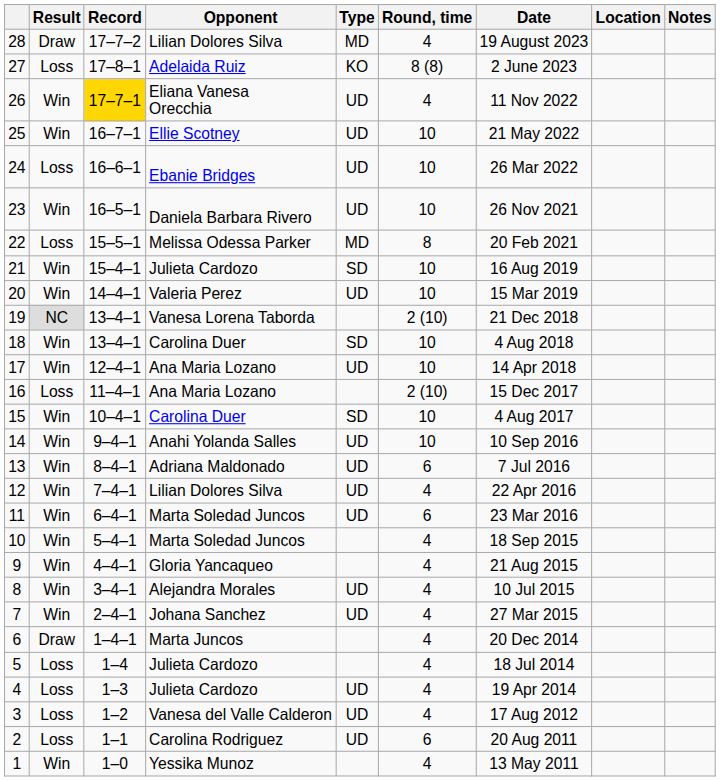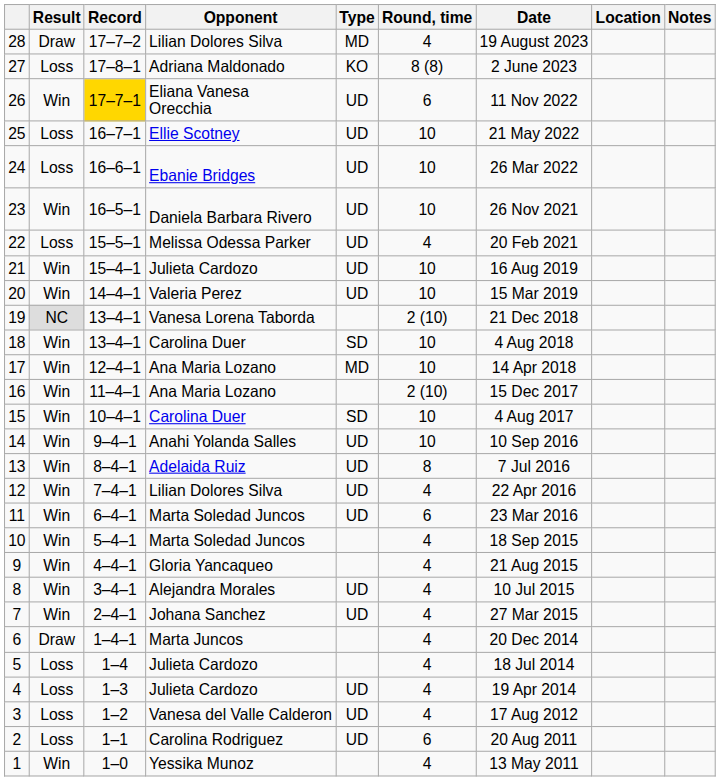(197, 67) Adelaida Ruiz -> (217, 67) Adriana Maldonado
(427, 100) 4 -> (427, 100) 6
(57, 134) Win -> (57, 134) Loss
(357, 243) MD -> (357, 243) UD
(427, 243) 8 -> (427, 243) 4
(357, 268) SD -> (357, 268) UD
(357, 367) UD -> (357, 367) MD
(57, 392) Loss -> (57, 392) Win
(217, 466) Adriana Maldonado -> (197, 466) Adelaida Ruiz
(427, 466) 6 -> (427, 466) 8
